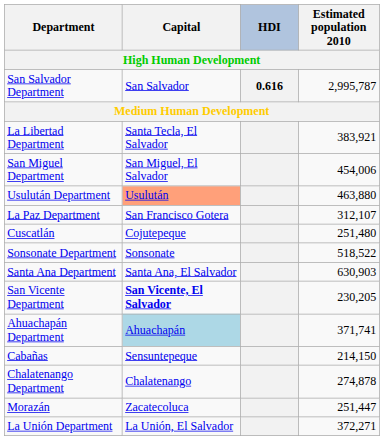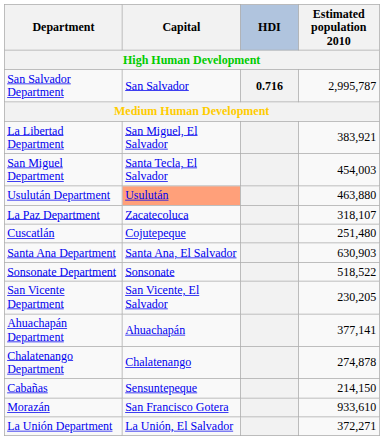(269, 85) 0.616 -> (269, 85) 0.716
(161, 137) Santa Tecla, El Salvador -> (161, 137) San Miguel, El Salvador
(161, 169) San Miguel, El Salvador -> (161, 169) Santa Tecla, El Salvador
(357, 169) 454,006 -> (357, 169) 454,003
(177, 214) San Francisco Gotera -> (157, 214) Zacatecoluca
(357, 214) 312,107 -> (357, 214) 318,107
rows swapped: (62, 252) <-> (61, 271)
(164, 297) bold -> (162, 297) normal
(155, 330) lightblue background -> (155, 330) no background
(357, 330) 371,741 -> (357, 330) 377,141
rows swapped: (27, 355) <-> (40, 381)
(157, 407) Zacatecoluca -> (177, 407) San Francisco Gotera
(357, 407) 251,447 -> (357, 407) 933,610
